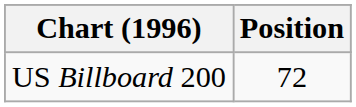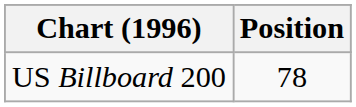(292, 76) 72 -> (292, 76) 78
